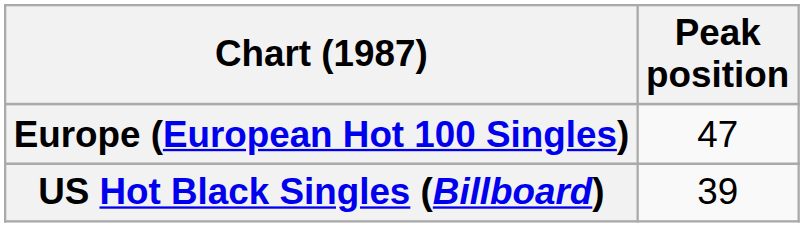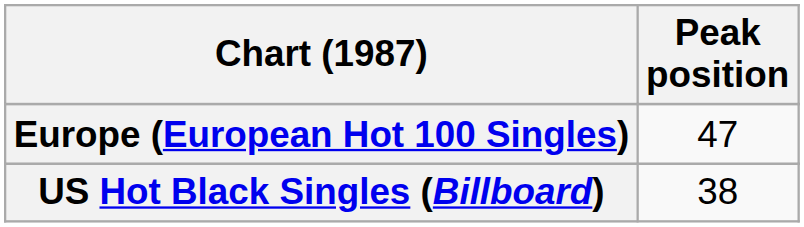(718, 191) 39 -> (718, 191) 38
